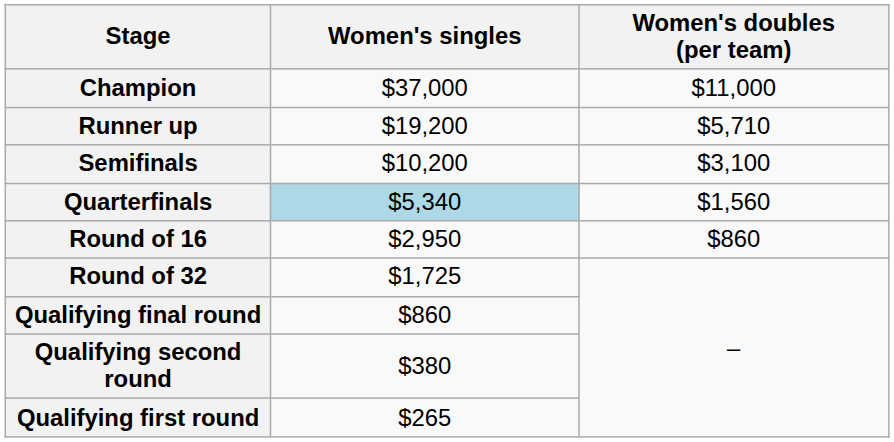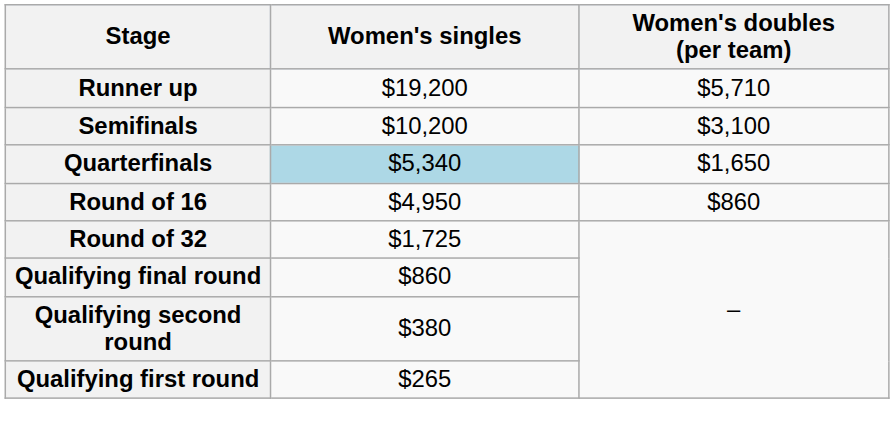- row: (138, 88)
(734, 201) $1,560 -> (734, 163) $1,650
(425, 239) $2,950 -> (425, 201) $4,950
